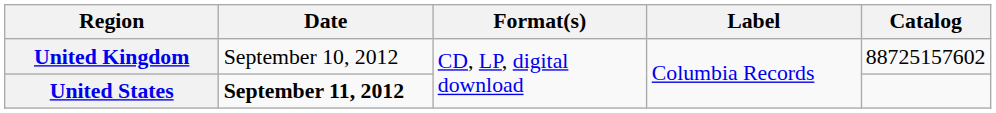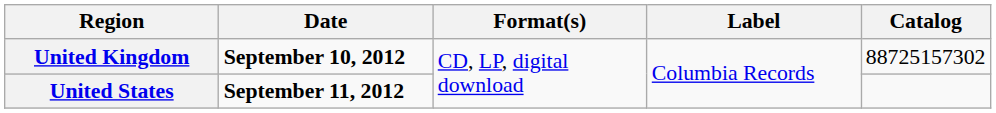(311, 56) normal -> (314, 56) bold
(926, 56) 88725157602 -> (926, 56) 88725157302
